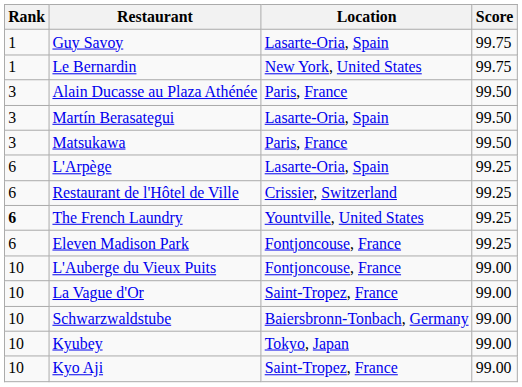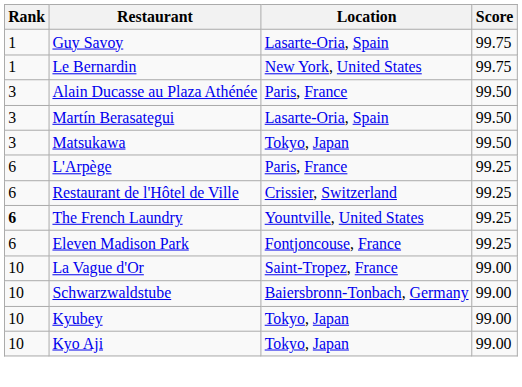(306, 142) Paris, France -> (307, 142) Tokyo, Japan
(327, 167) Lasarte-Oria, Spain -> (306, 167) Paris, France
- row: (134, 268)
(331, 368) Saint-Tropez, France -> (307, 343) Tokyo, Japan
